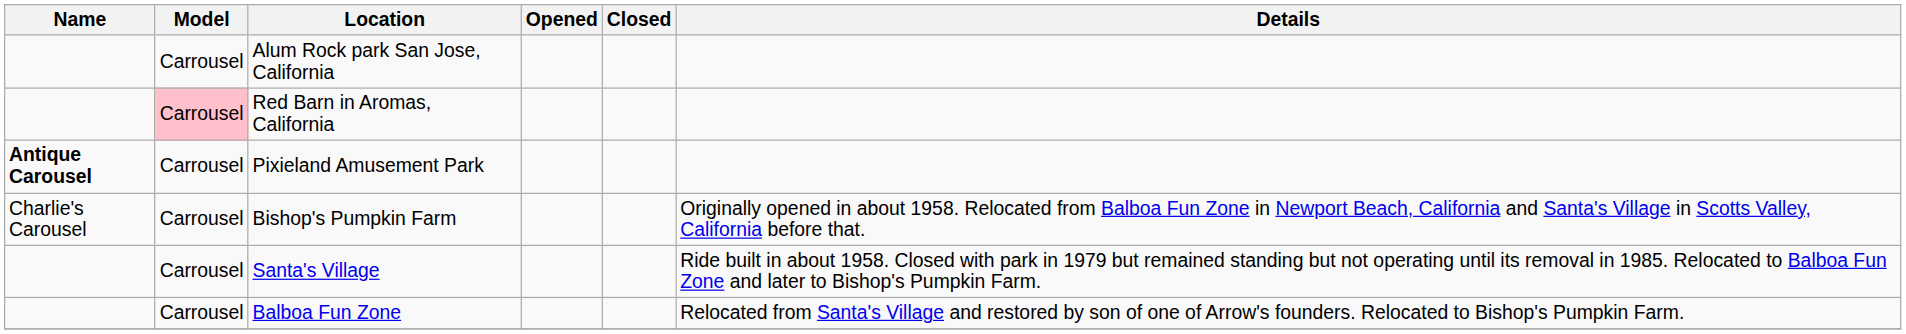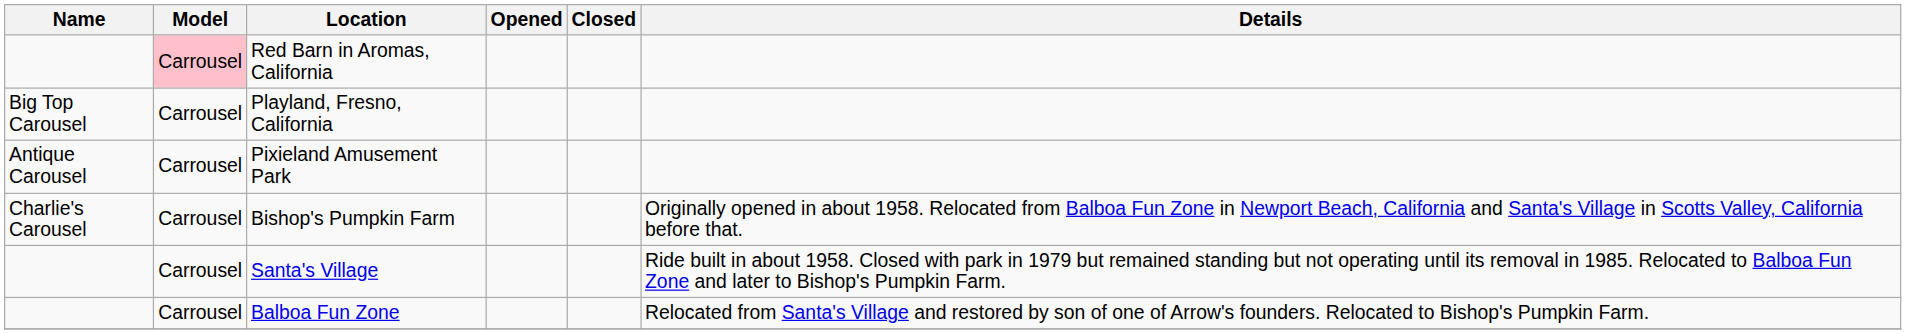- row: (367, 61)
+ row: (326, 113)
(50, 166) bold -> (48, 166) normal
